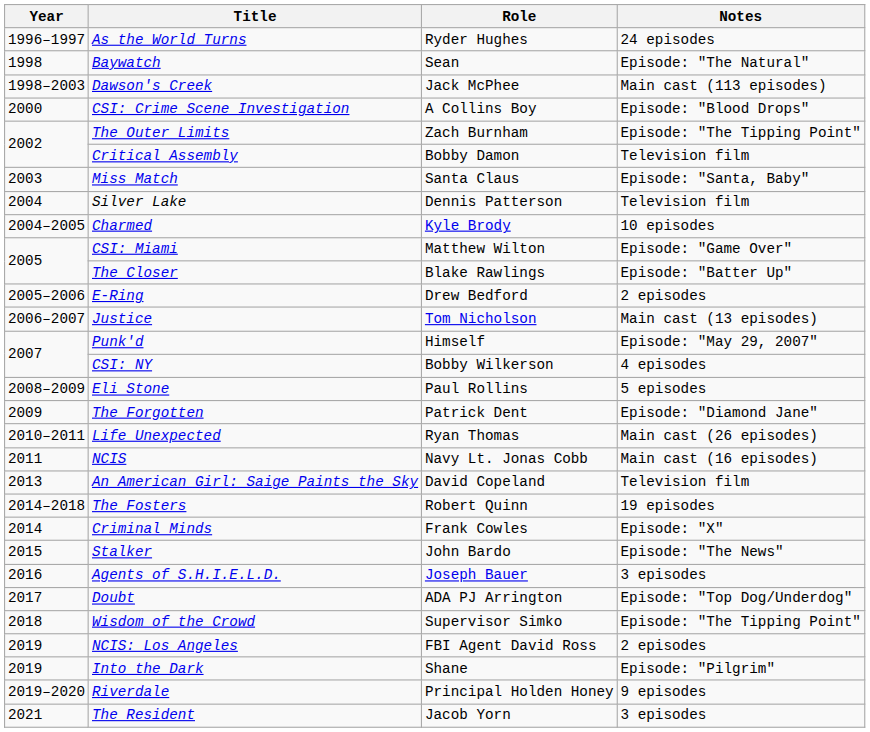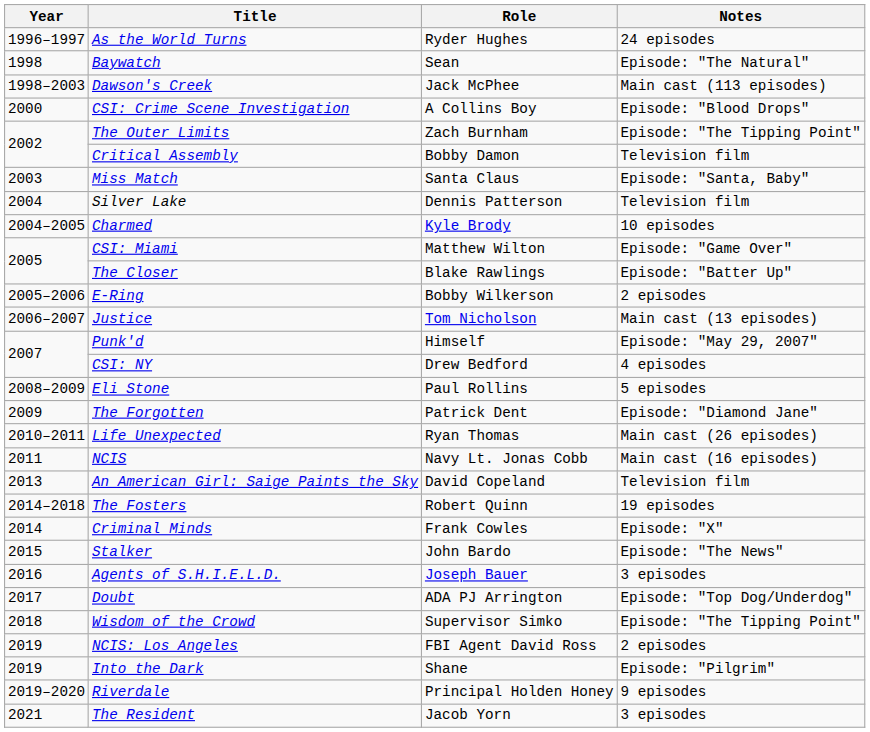(476, 296) Drew Bedford -> (489, 296) Bobby Wilkerson
(489, 366) Bobby Wilkerson -> (476, 366) Drew Bedford
